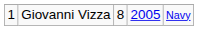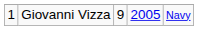(121, 15) 8 -> (121, 15) 9
